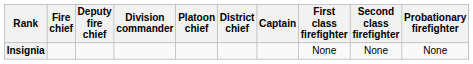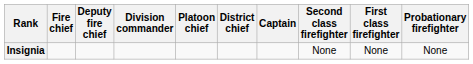columns swapped: (324, 23) <-> (376, 23)
